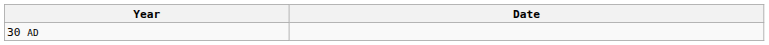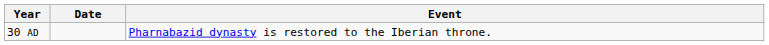+ column: (445, 14)
